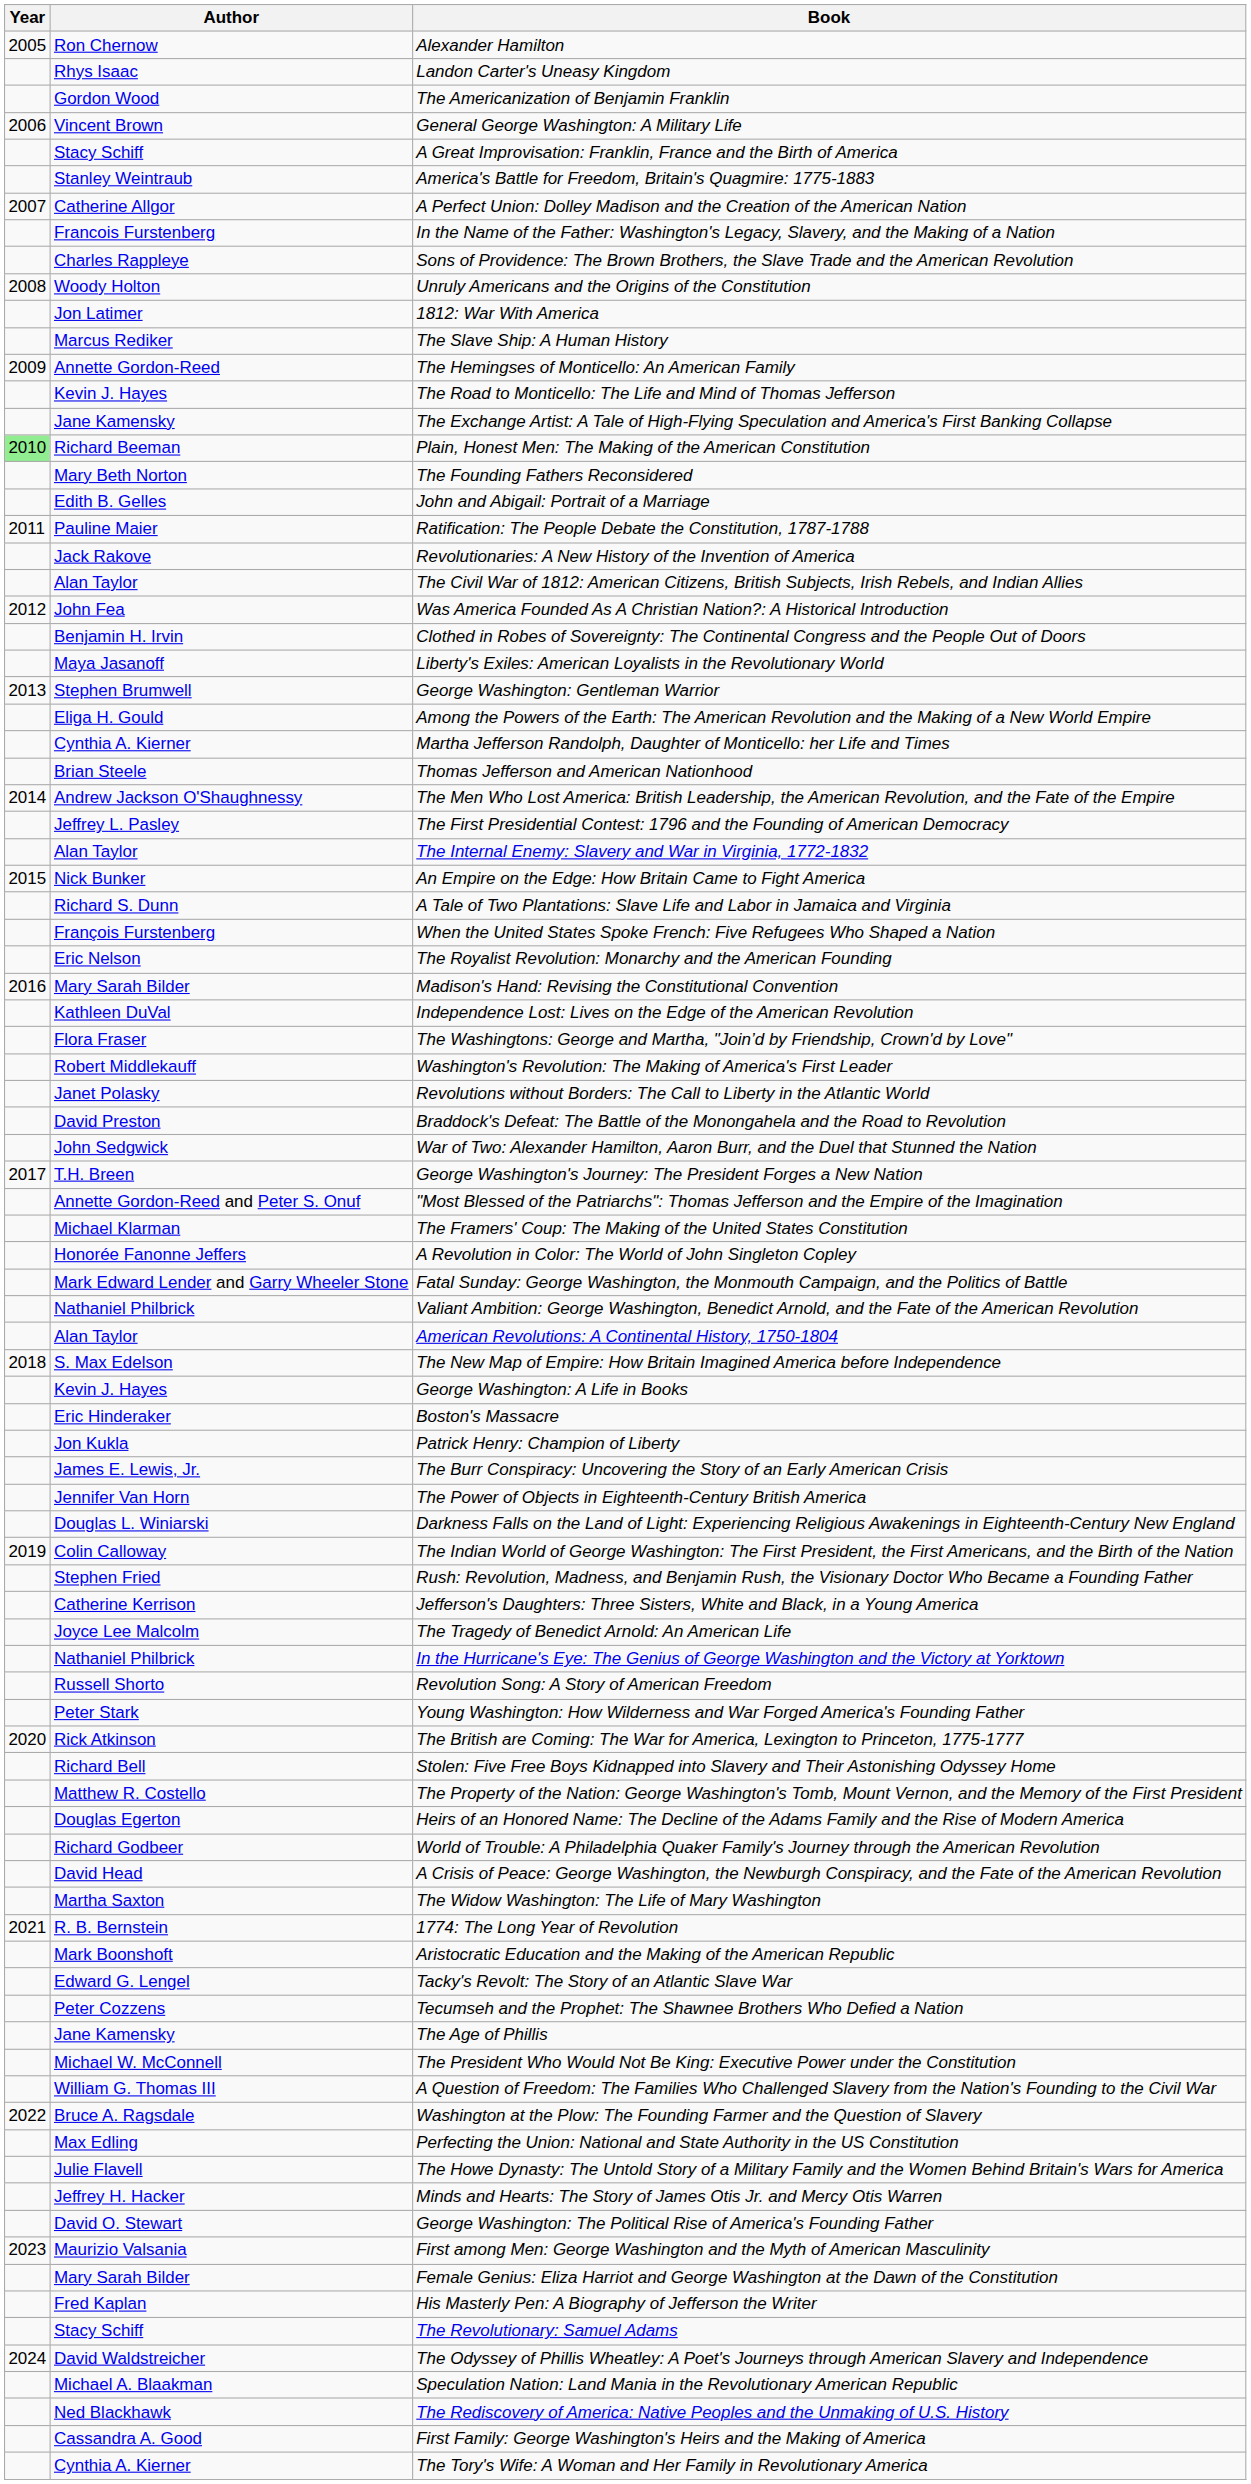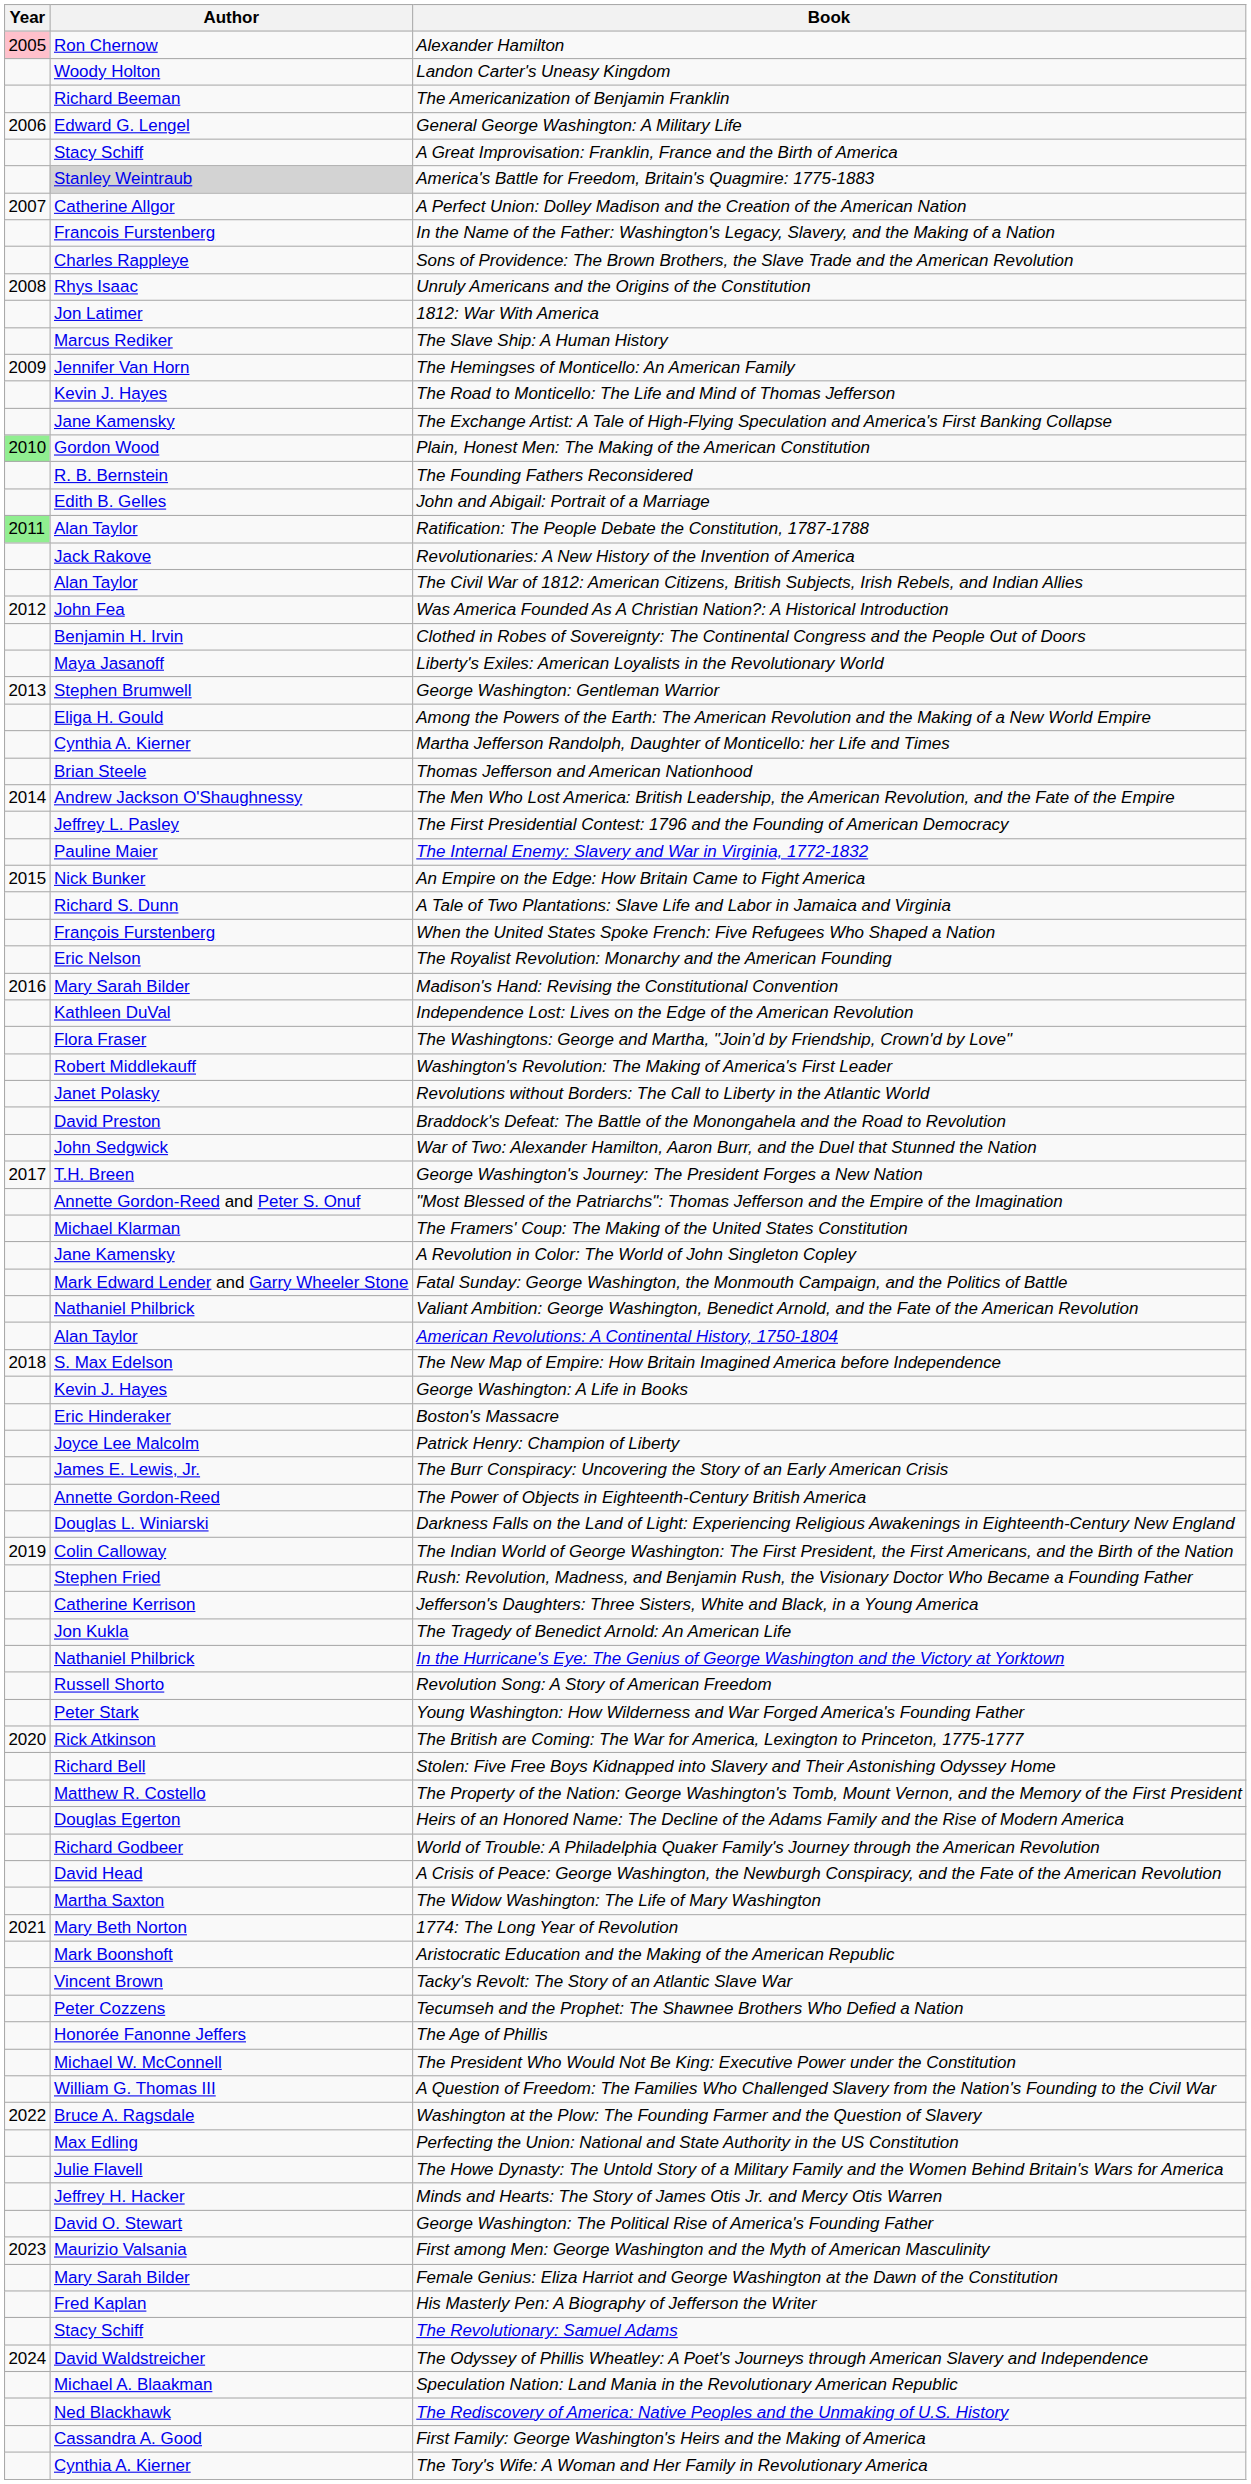(27, 44) no background -> (27, 44) pink background
(96, 71) Rhys Isaac -> (107, 71) Woody Holton
(107, 98) Gordon Wood -> (117, 98) Richard Beeman
(109, 125) Vincent Brown -> (122, 125) Edward G. Lengel
(123, 179) no background -> (123, 179) lightgrey background
(107, 286) Woody Holton -> (96, 286) Rhys Isaac
(137, 367) Annette Gordon-Reed -> (122, 367) Jennifer Van Horn
(117, 448) Richard Beeman -> (107, 448) Gordon Wood
(120, 475) Mary Beth Norton -> (111, 475) R. B. Bernstein
(27, 529) no background -> (27, 529) lightgreen background
(106, 529) Pauline Maier -> (96, 529) Alan Taylor
(96, 851) Alan Taylor -> (106, 851) Pauline Maier
(150, 1255) Honorée Fanonne Jeffers -> (114, 1255) Jane Kamensky
(91, 1443) Jon Kukla -> (127, 1443) Joyce Lee Malcolm
(122, 1497) Jennifer Van Horn -> (137, 1497) Annette Gordon-Reed
(127, 1631) Joyce Lee Malcolm -> (91, 1631) Jon Kukla
(111, 1927) R. B. Bernstein -> (120, 1927) Mary Beth Norton
(122, 1981) Edward G. Lengel -> (109, 1981) Vincent Brown
(114, 2035) Jane Kamensky -> (150, 2035) Honorée Fanonne Jeffers
